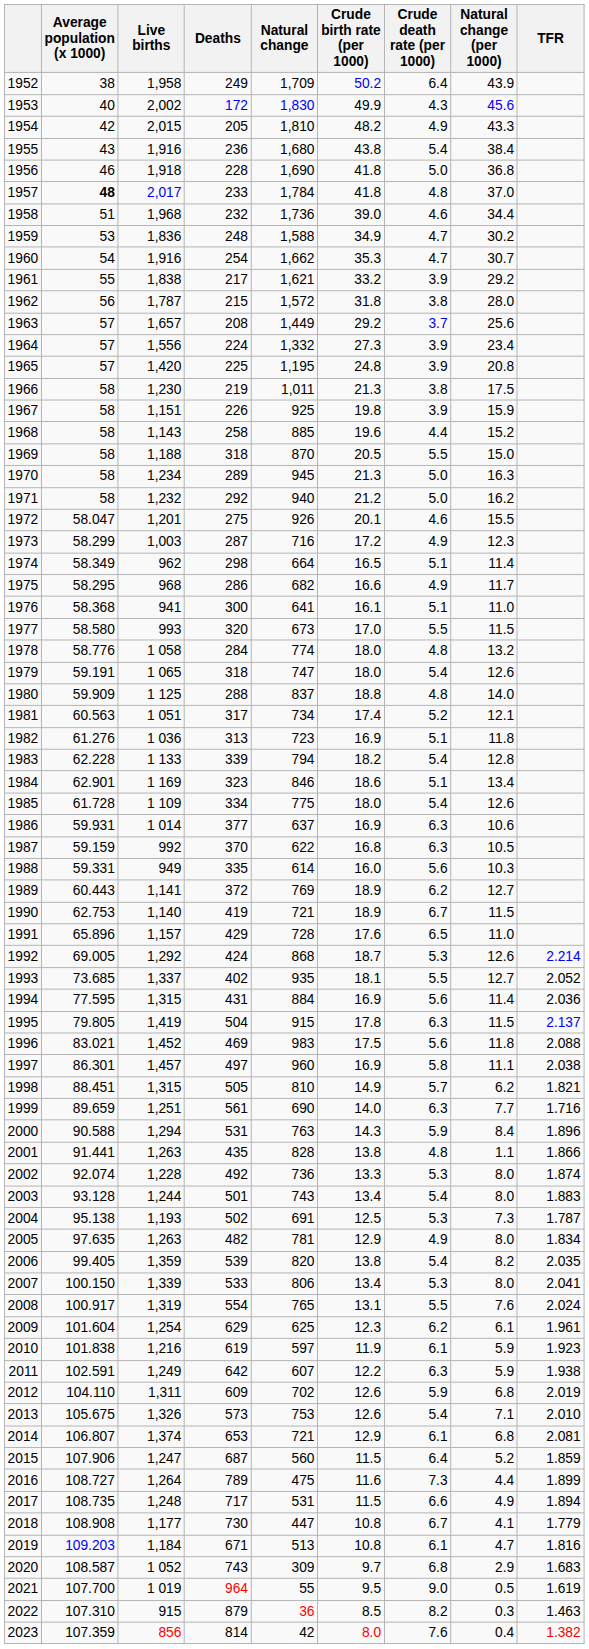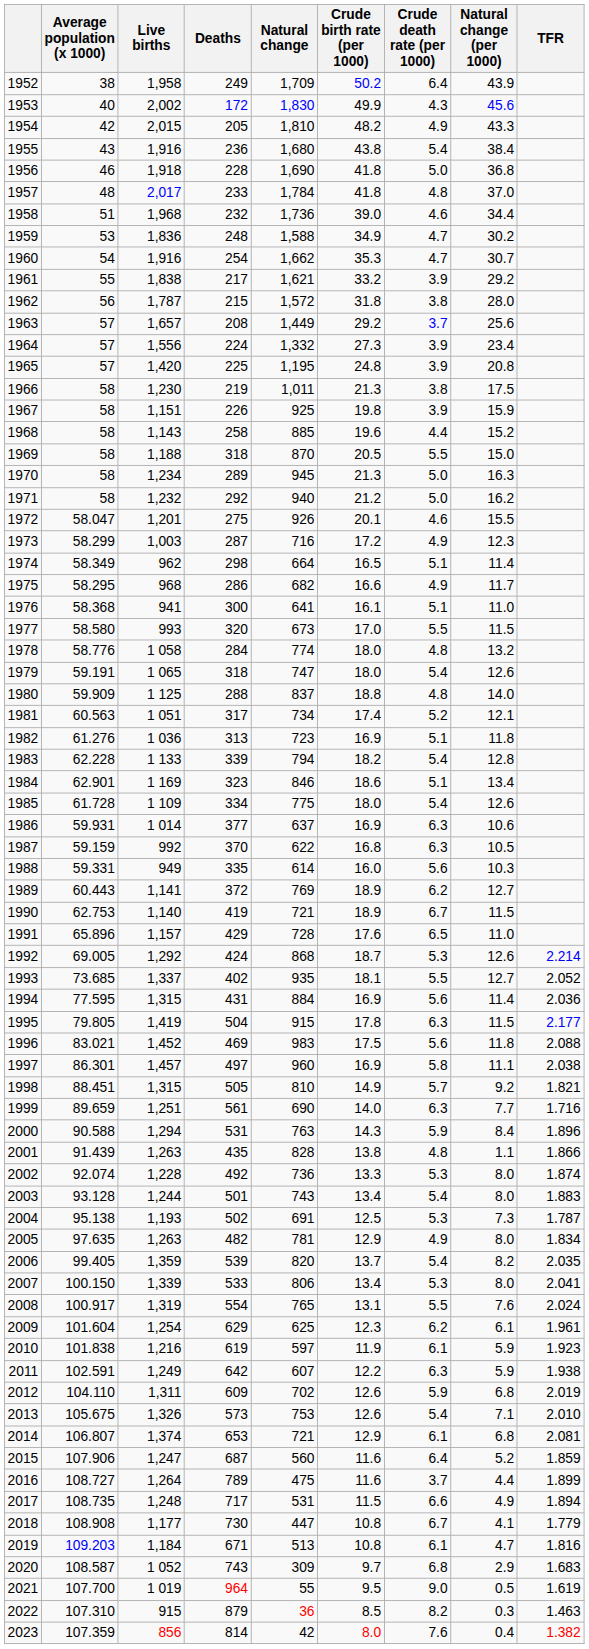(107, 192) bold -> (107, 192) normal
(563, 1022) 2.137 -> (563, 1022) 2.177
(505, 1087) 6.2 -> (505, 1087) 9.2
(94, 1152) 91.441 -> (94, 1152) 91.439
(368, 1262) 13.8 -> (368, 1262) 13.7
(368, 1458) 11.5 -> (368, 1458) 11.6
(438, 1480) 7.3 -> (438, 1480) 3.7
